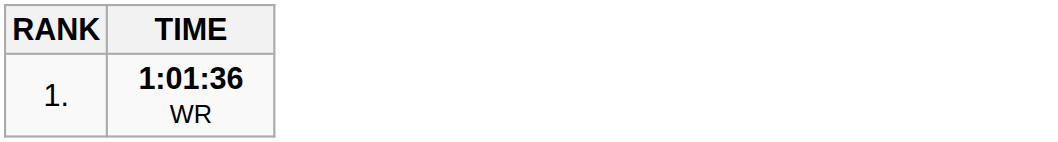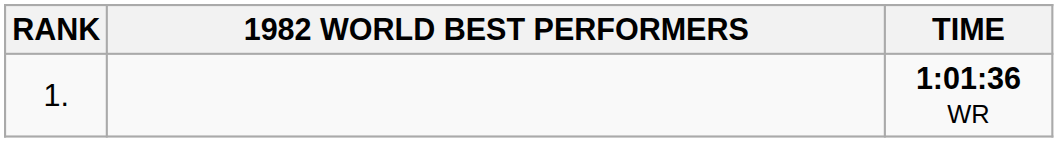+ column: (496, 30)
